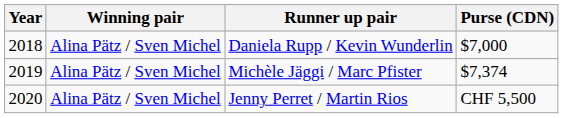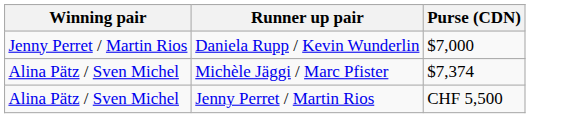- column: (25, 17)
(135, 44) Alina Pätz / Sven Michel -> (98, 44) Jenny Perret / Martin Rios
